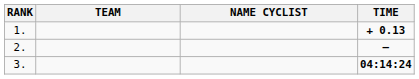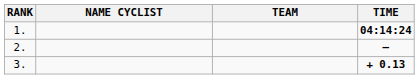columns swapped: (269, 13) <-> (108, 13)
(386, 31) + 0.13 -> (386, 31) 04:14:24
(386, 65) 04:14:24 -> (386, 65) + 0.13
